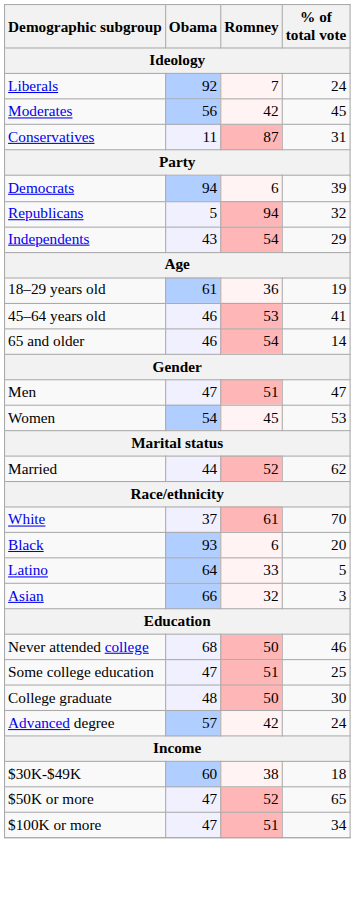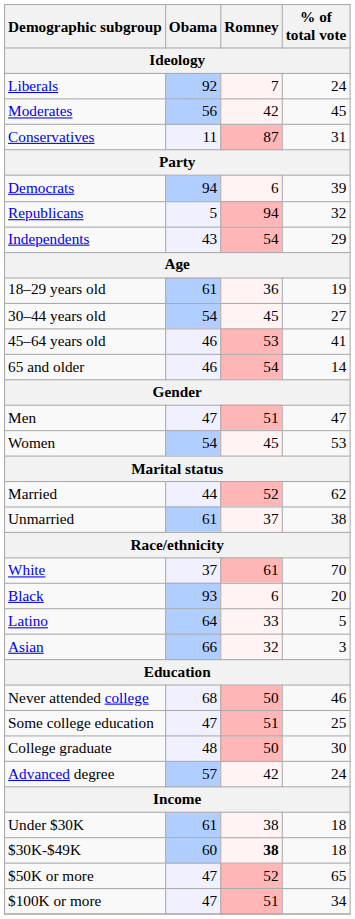+ row: (57, 316)
+ row: (41, 519)
+ row: (46, 825)
(271, 774) normal -> (271, 850) bold
